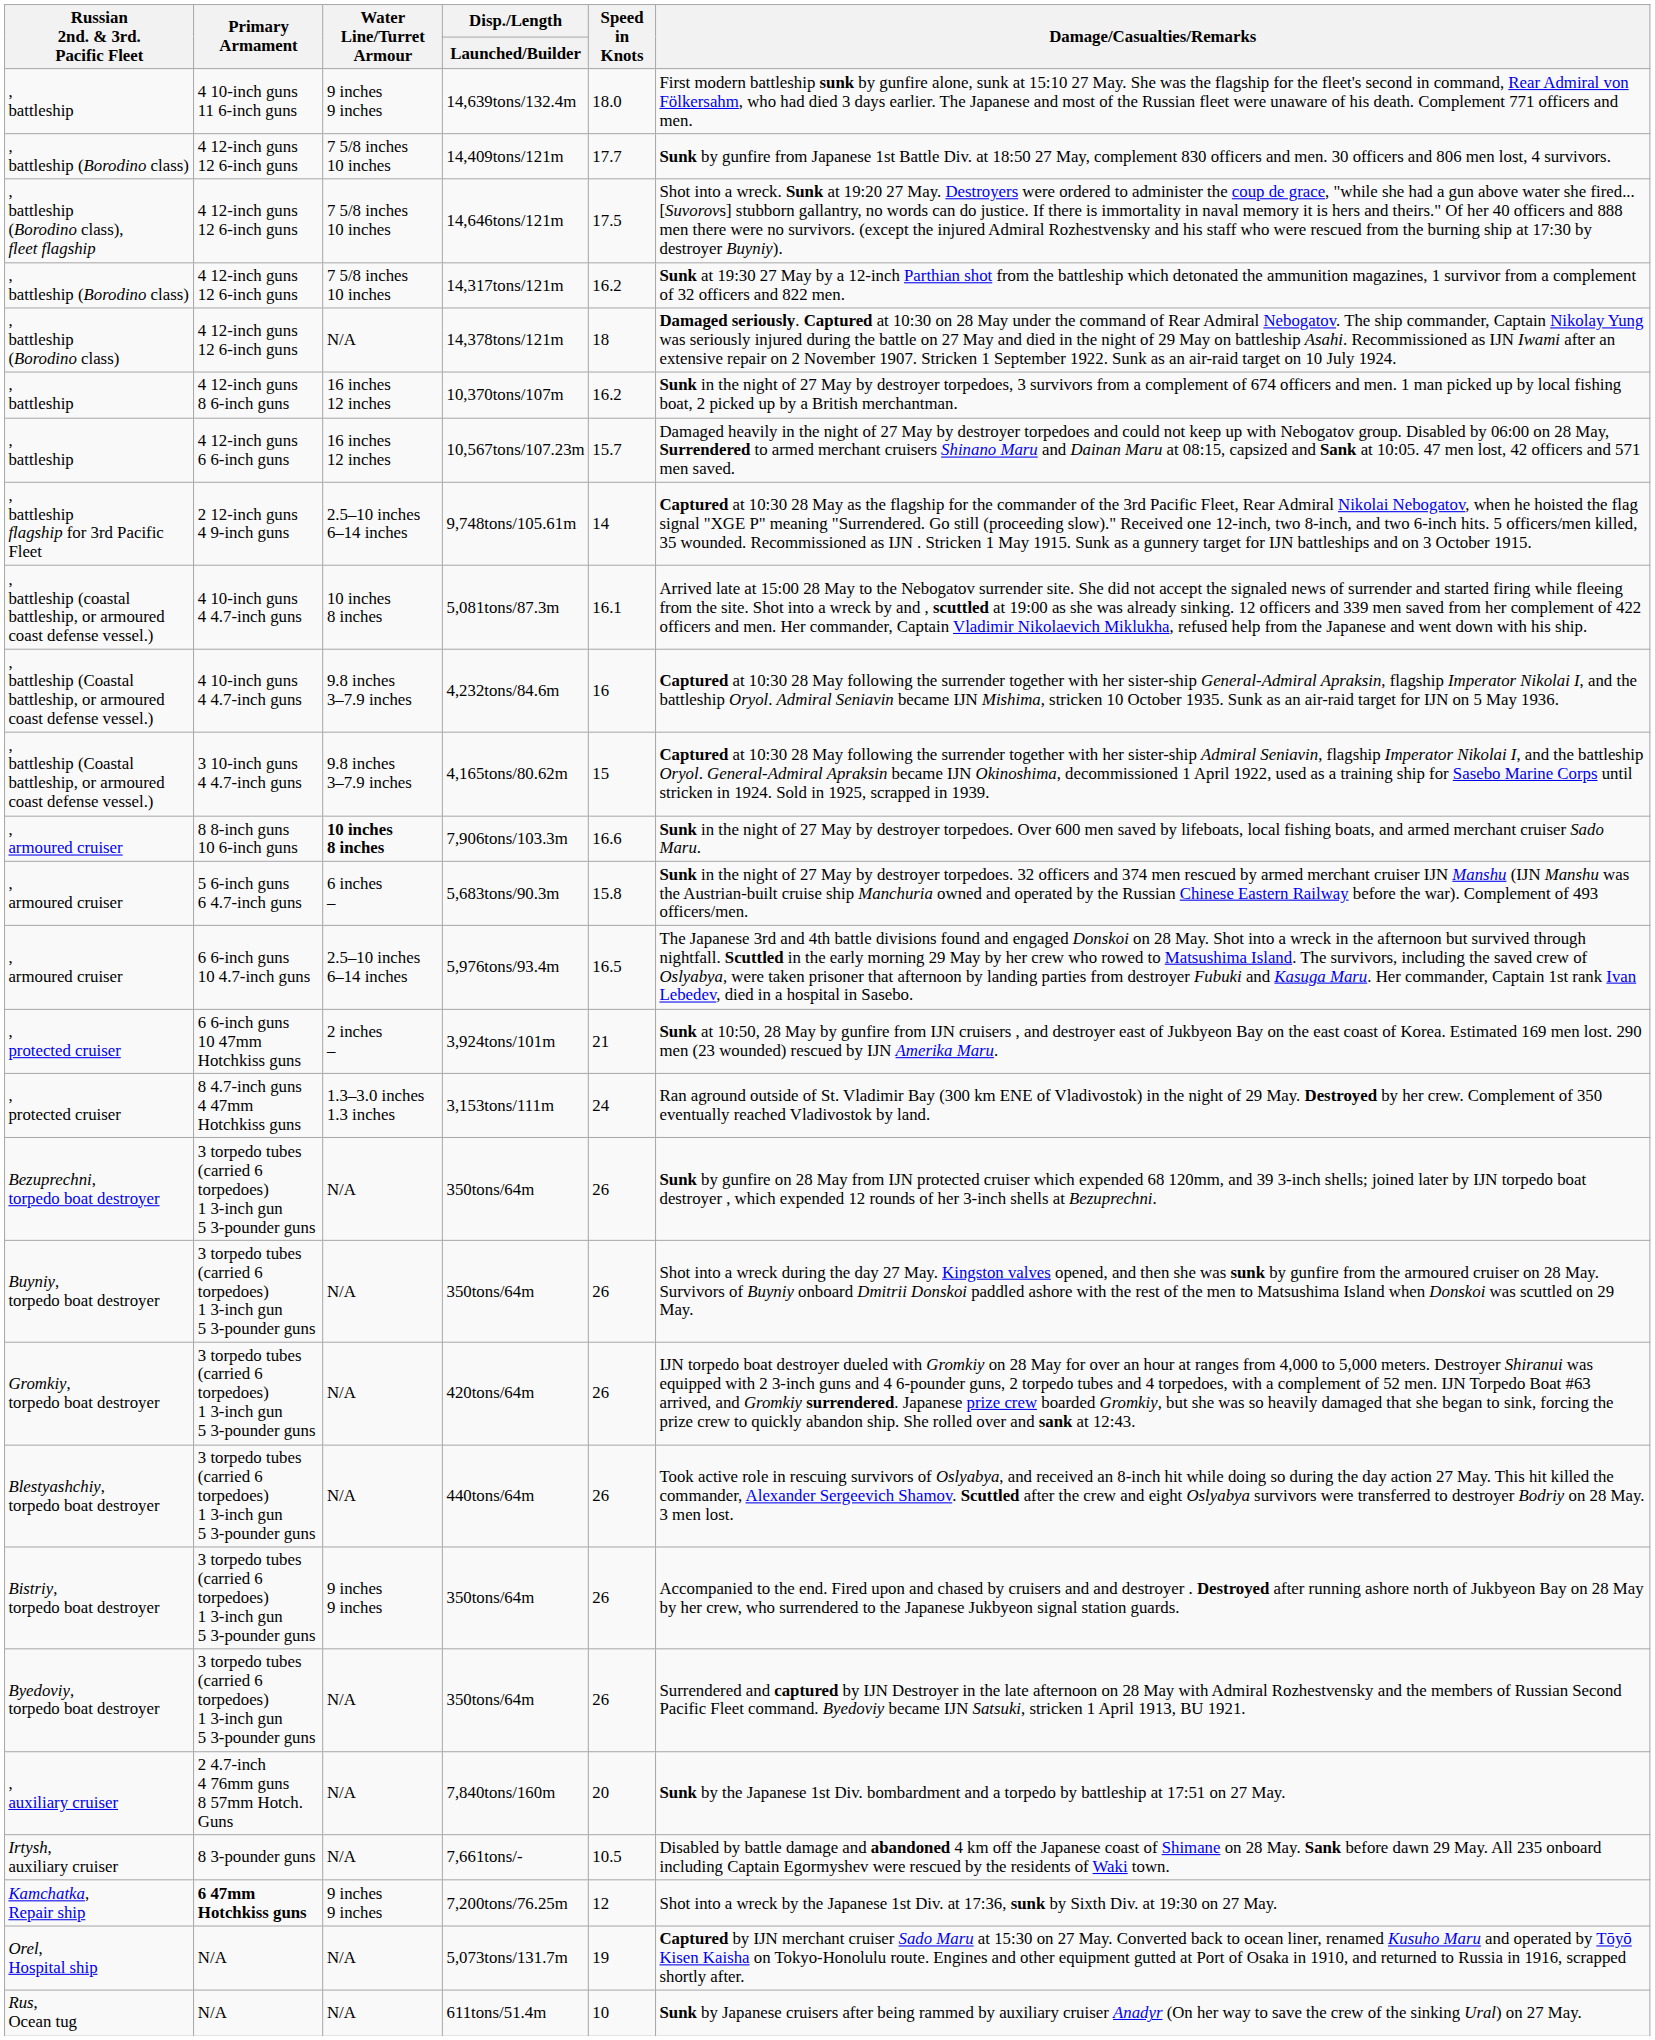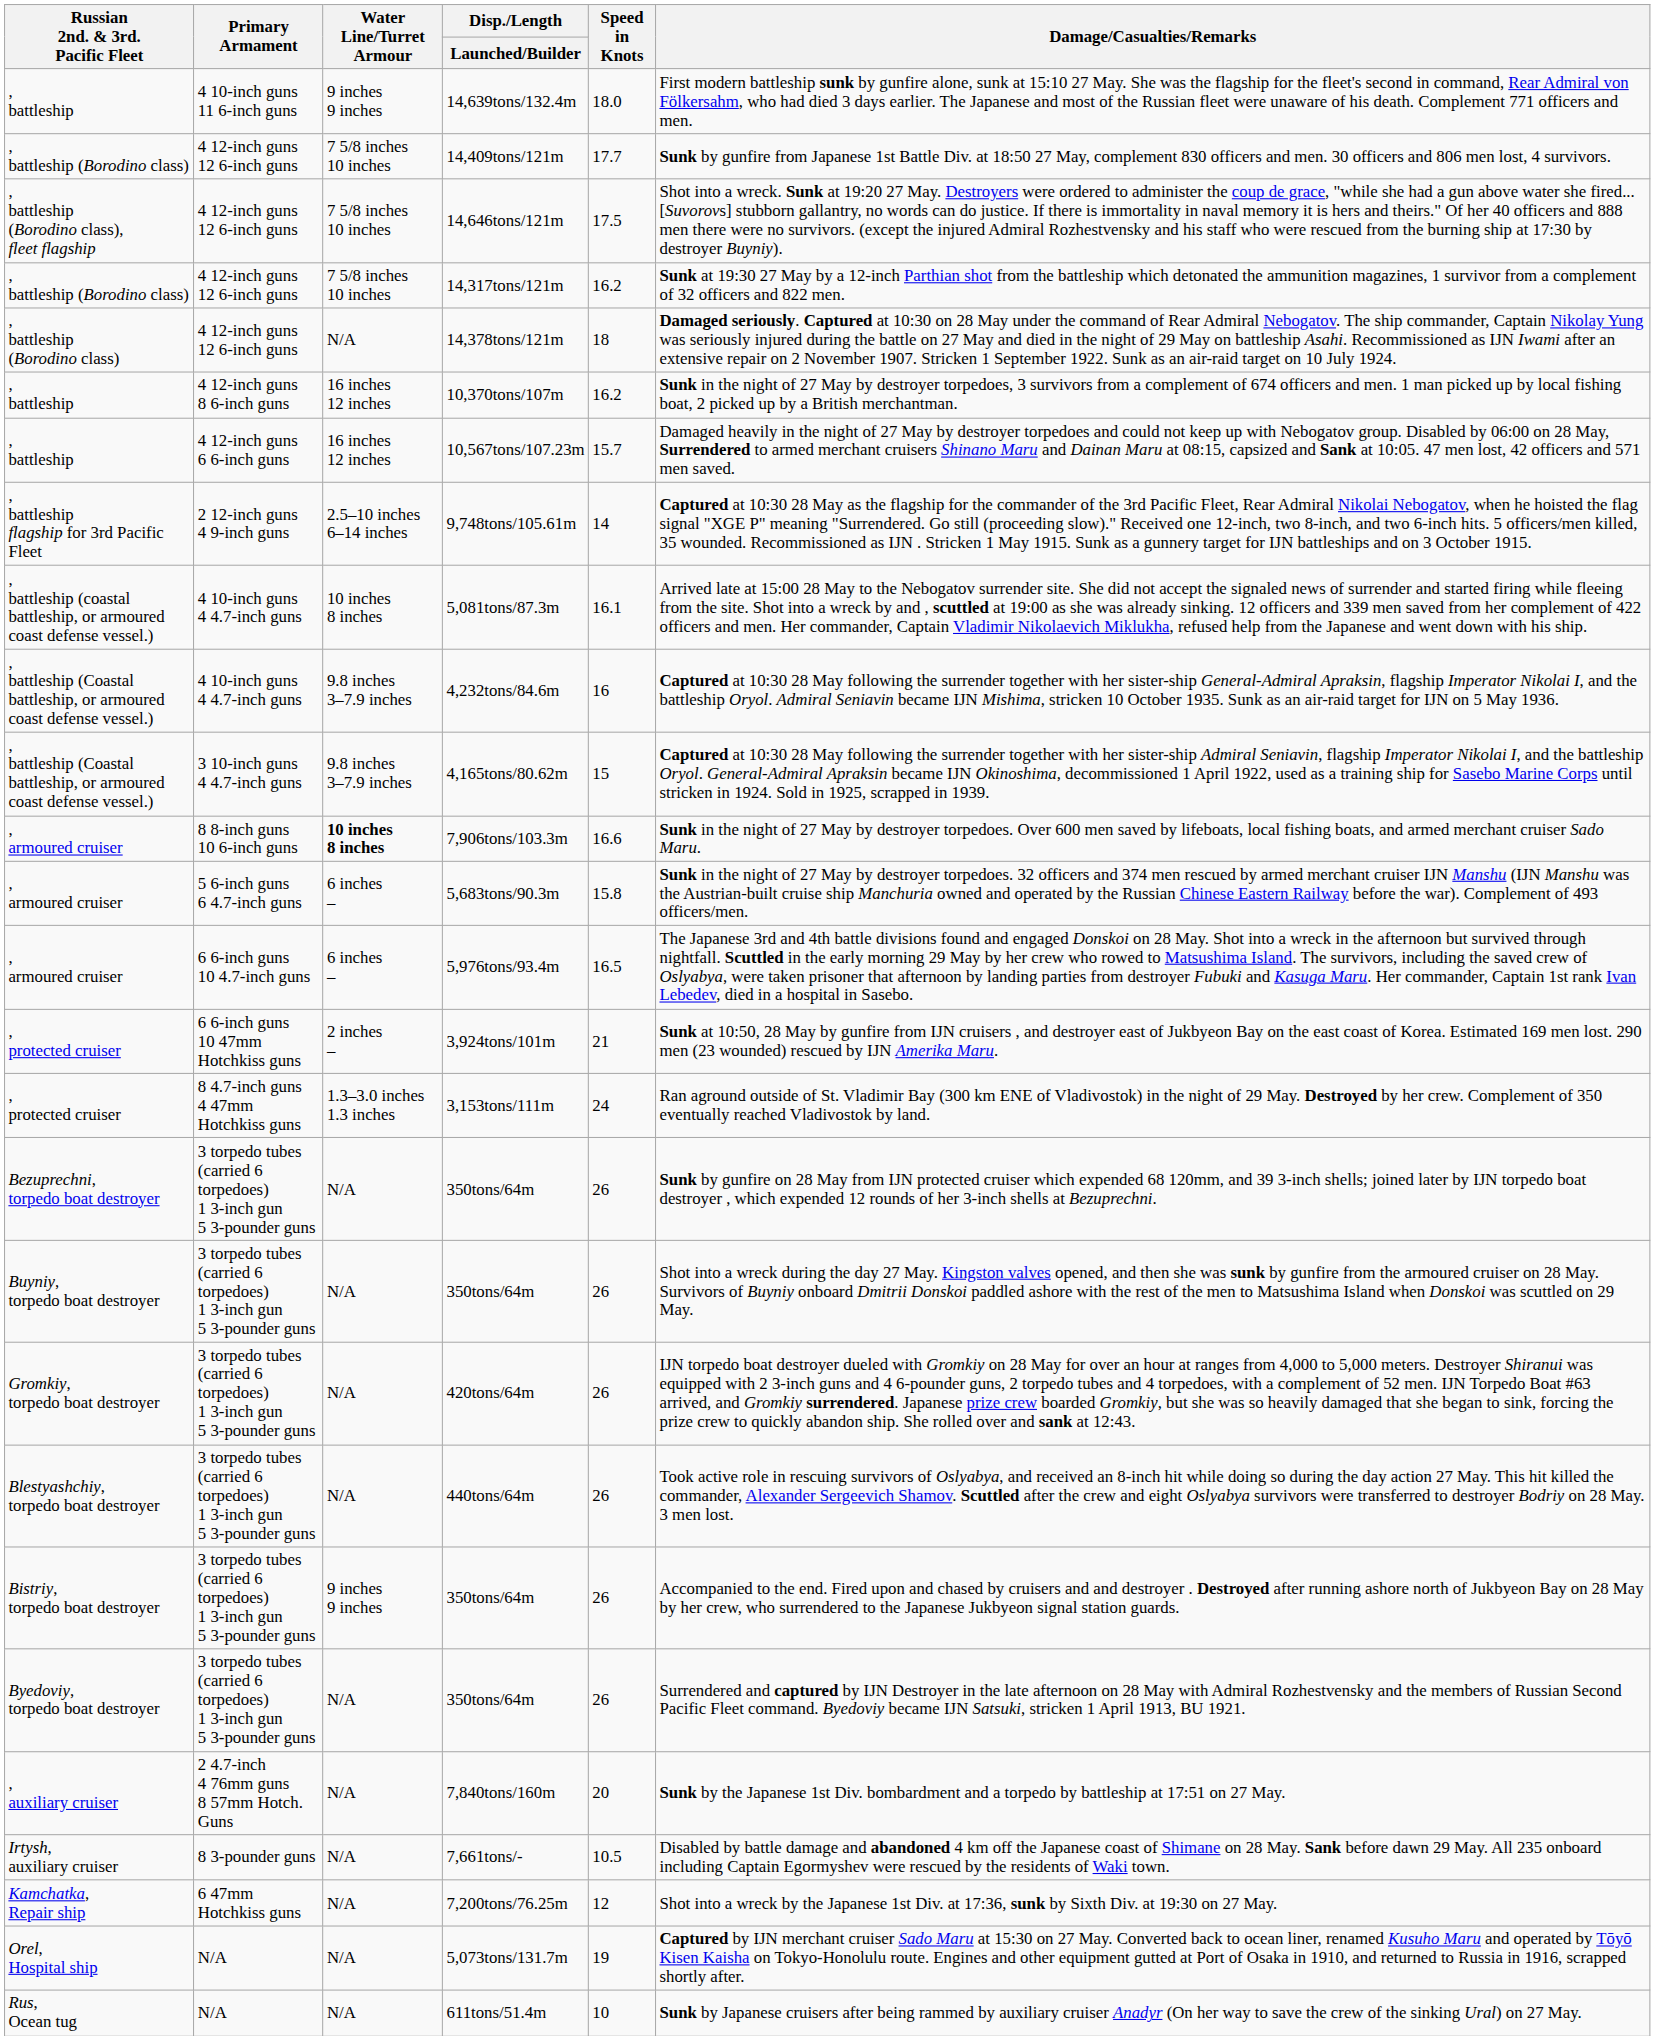(374, 967) 2.5–10 inches 6–14 inches -> (355, 967) 6 inches –
(252, 1902) bold -> (249, 1902) normal
(355, 1902) 9 inches 9 inches -> (341, 1902) N/A
